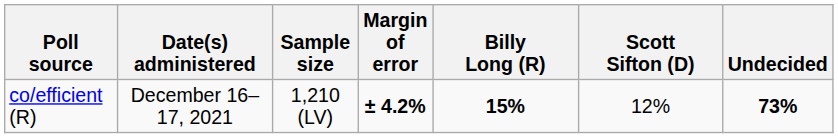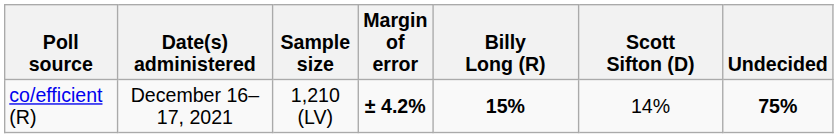(651, 106) 12% -> (651, 106) 14%
(778, 106) 73% -> (778, 106) 75%
